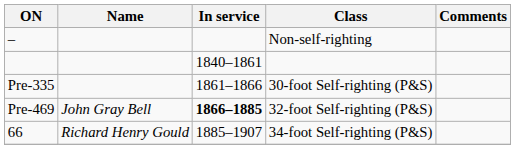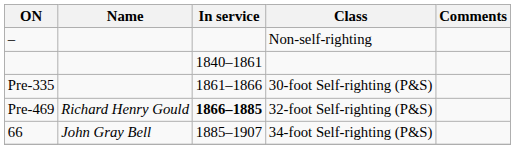(106, 109) John Gray Bell -> (125, 109) Richard Henry Gould
(125, 132) Richard Henry Gould -> (106, 132) John Gray Bell
